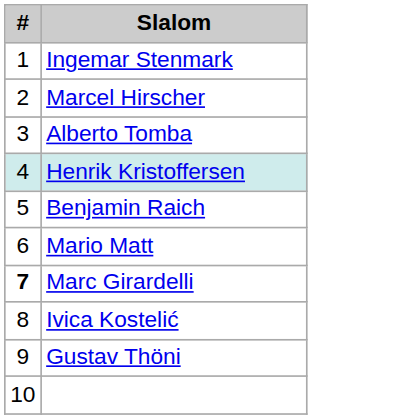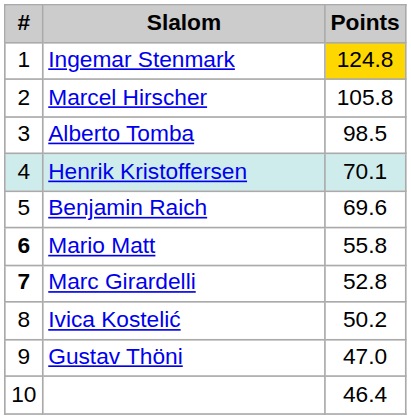+ column: (365, 22)
(23, 245) normal -> (24, 245) bold
